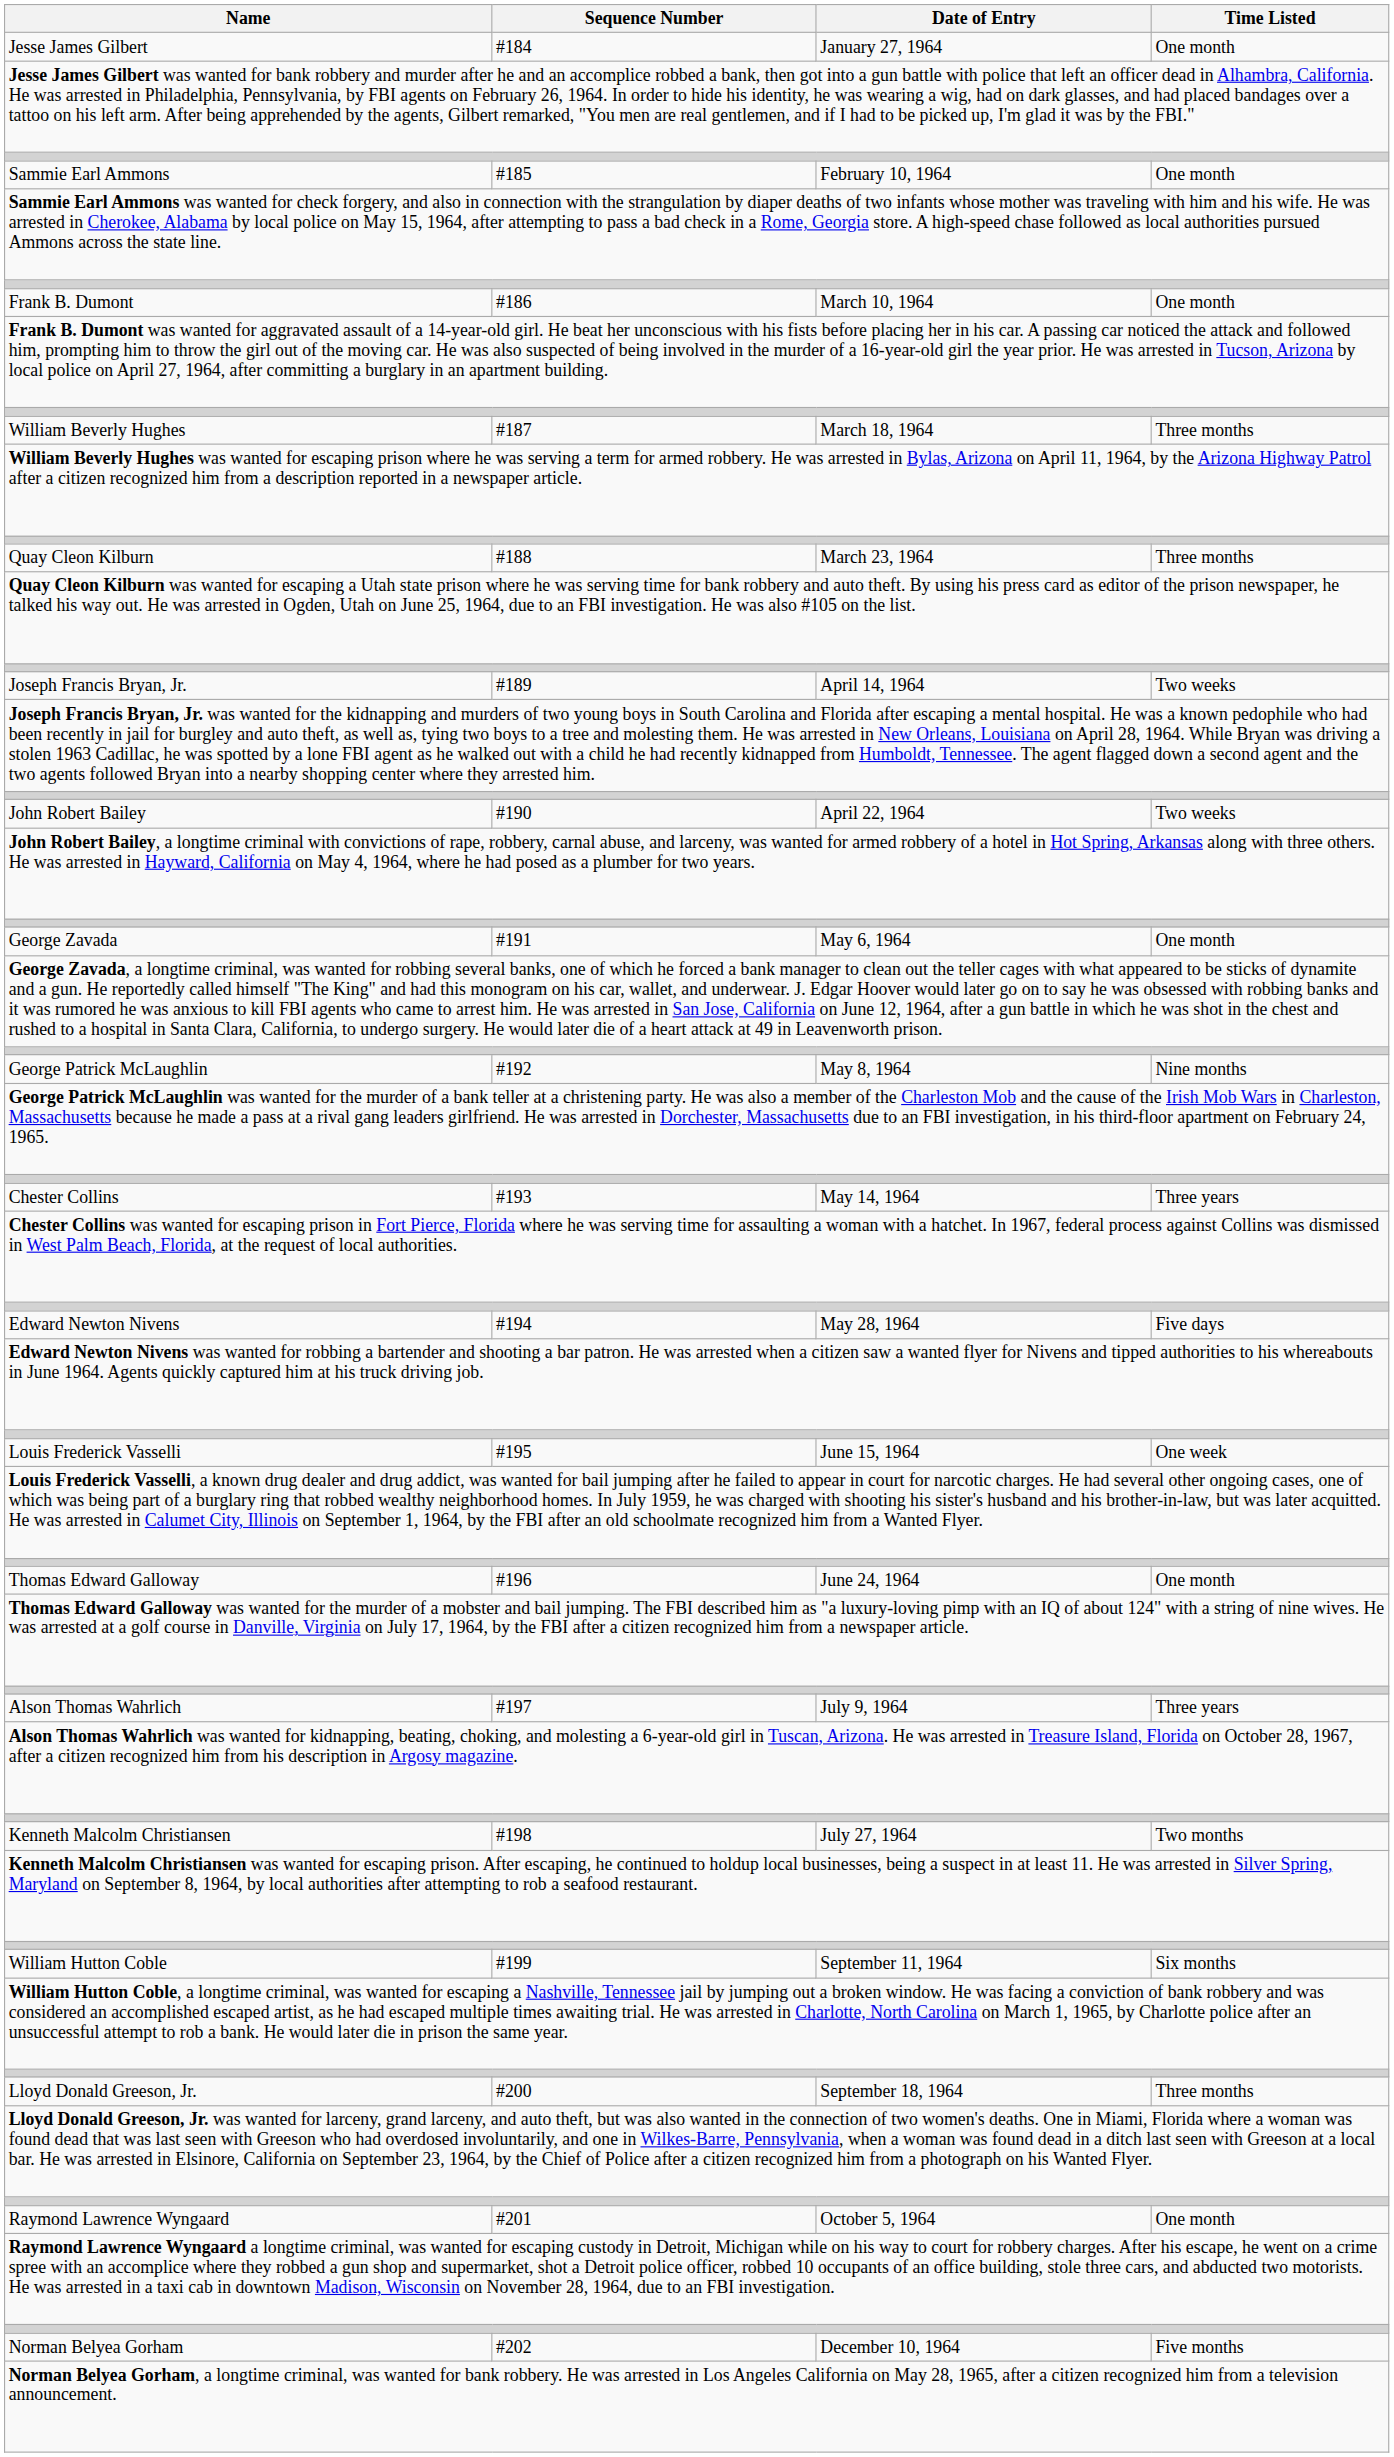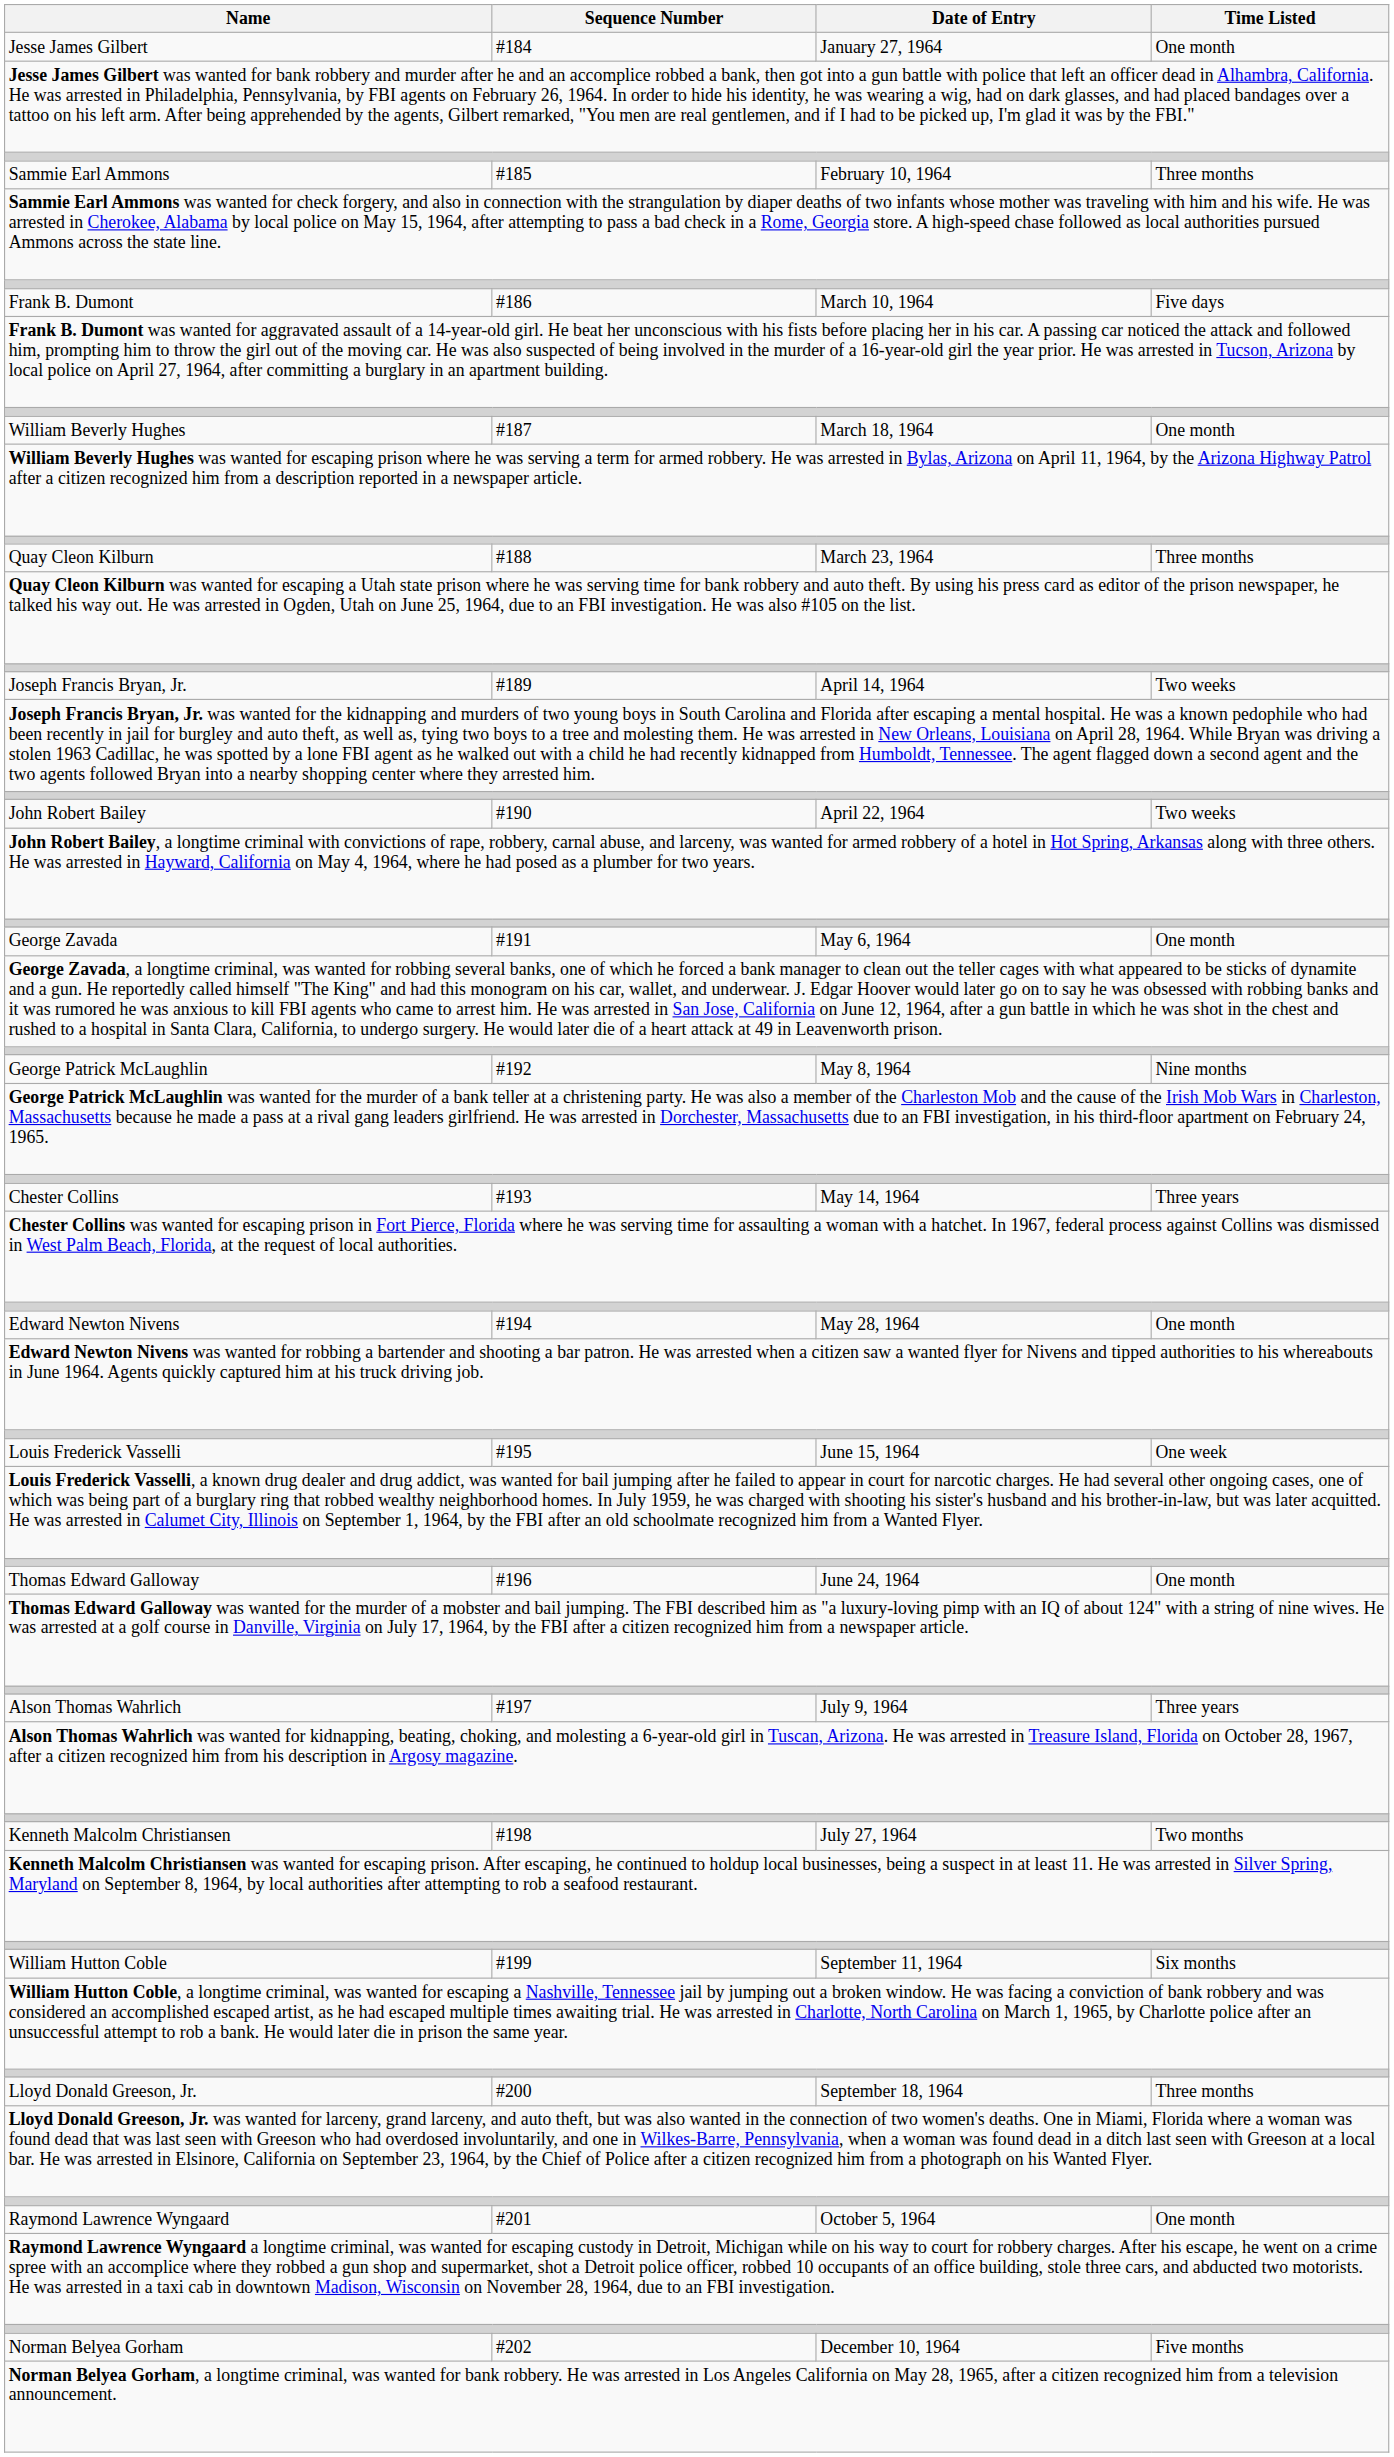(1195, 174) One month -> (1205, 174) Three months
(1195, 302) One month -> (1190, 302) Five days
(1205, 430) Three months -> (1195, 430) One month
(1190, 1324) Five days -> (1195, 1324) One month
